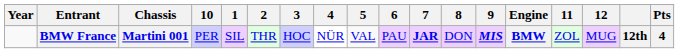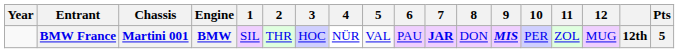columns swapped: (529, 14) <-> (207, 14)
(662, 36) 4 -> (662, 36) 5
